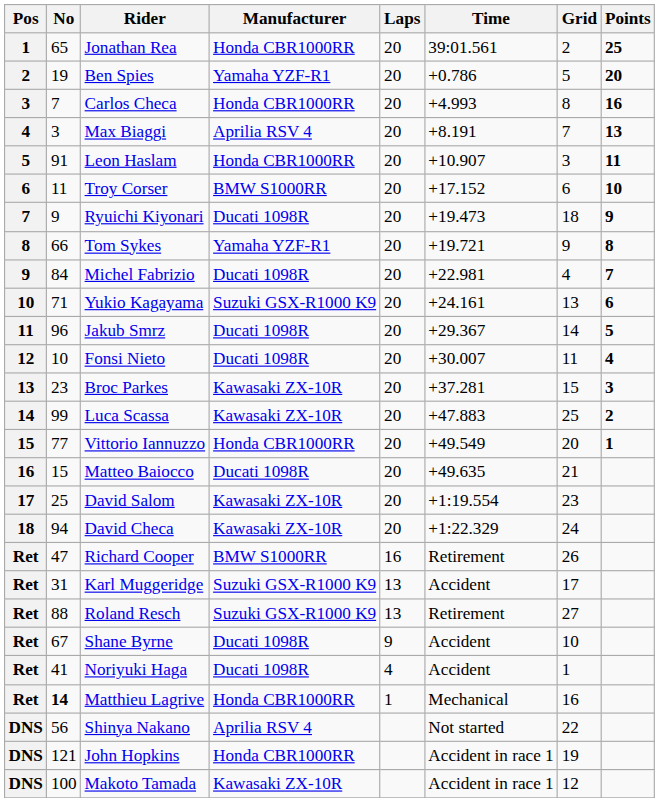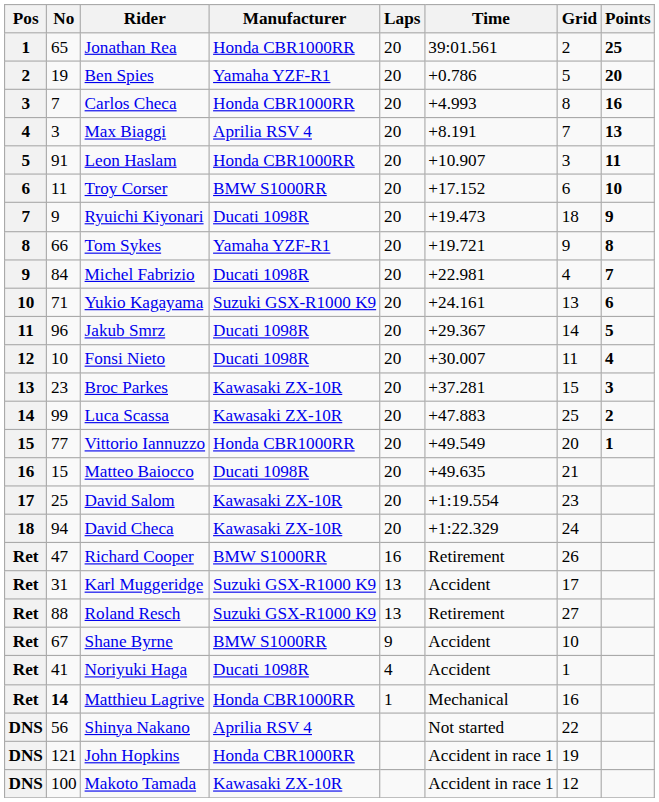(261, 641) Ducati 1098R -> (270, 641) BMW S1000RR
